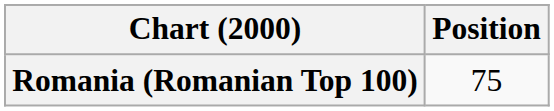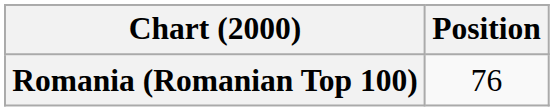(487, 79) 75 -> (487, 79) 76
